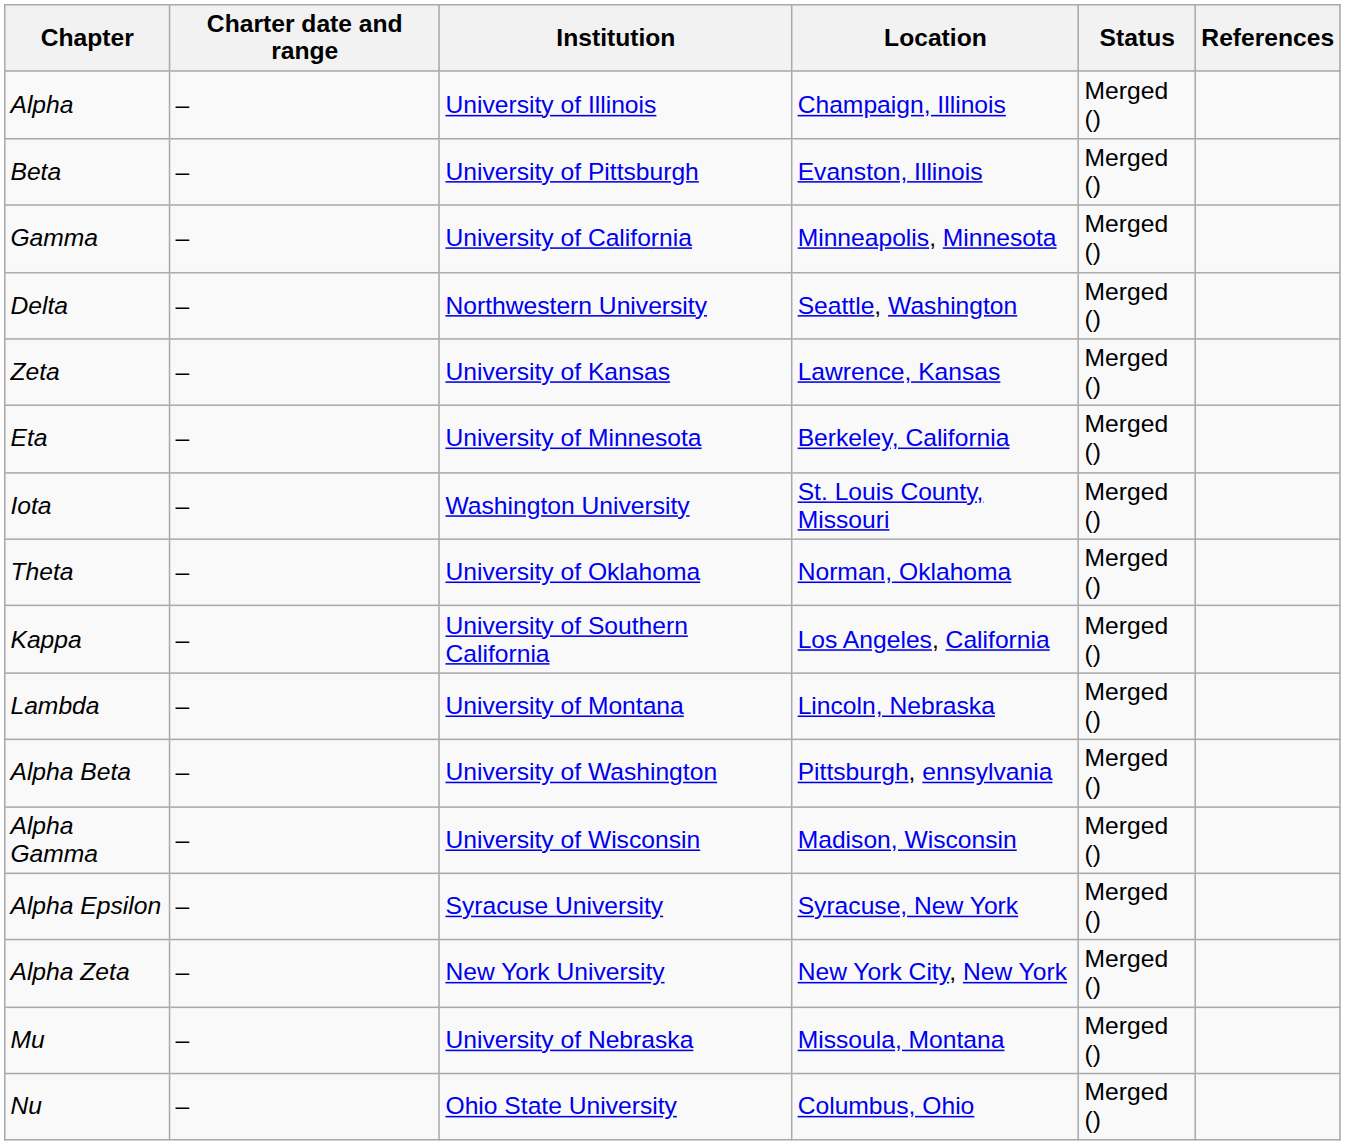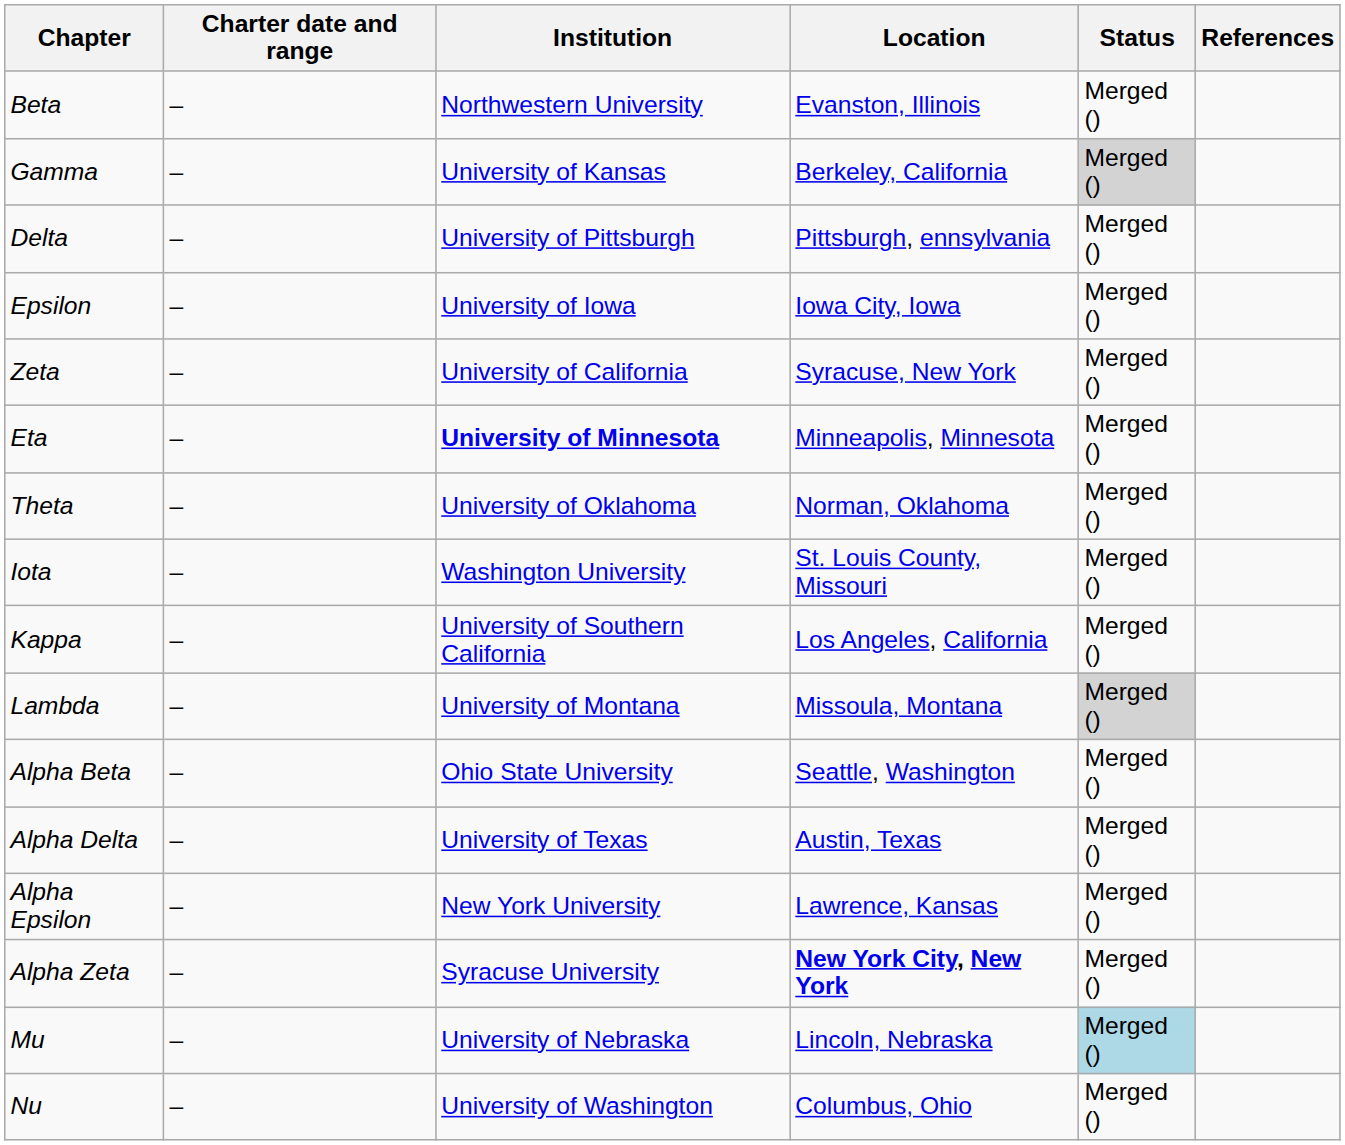- row: (42, 104)
(572, 171) University of Pittsburgh -> (572, 104) Northwestern University
(569, 238) University of California -> (554, 171) University of Kansas
(927, 238) Minneapolis, Minnesota -> (901, 171) Berkeley, California
(1126, 238) no background -> (1126, 171) lightgrey background
(576, 305) Northwestern University -> (568, 238) University of Pittsburgh
(907, 305) Seattle, Washington -> (923, 238) Pittsburgh, ennsylvania
+ row: (51, 305)
(558, 371) University of Kansas -> (565, 371) University of California
(899, 371) Lawrence, Kansas -> (906, 371) Syracuse, New York
(574, 438) normal -> (580, 438) bold
(904, 438) Berkeley, California -> (925, 438) Minneapolis, Minnesota
rows swapped: (42, 572) <-> (31, 505)
(896, 705) Lincoln, Nebraska -> (899, 705) Missoula, Montana
(1126, 705) no background -> (1126, 705) lightgrey background
(581, 772) University of Washington -> (557, 772) Ohio State University
(925, 772) Pittsburgh, ennsylvania -> (905, 772) Seattle, Washington
- row: (54, 839)
+ row: (74, 839)
(554, 906) Syracuse University -> (551, 906) New York University
(908, 906) Syracuse, New York -> (897, 906) Lawrence, Kansas
(555, 973) New York University -> (550, 973) Syracuse University
(932, 973) normal -> (908, 973) bold
(901, 1039) Missoula, Montana -> (894, 1039) Lincoln, Nebraska
(1126, 1039) no background -> (1126, 1039) lightblue background
(561, 1106) Ohio State University -> (577, 1106) University of Washington
